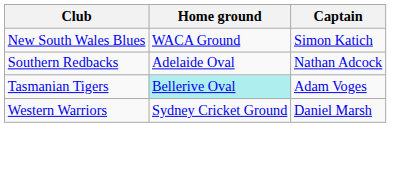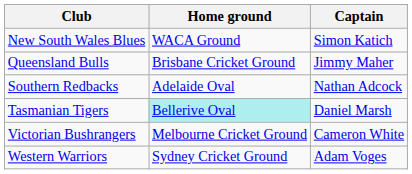+ row: (58, 63)
(330, 87) Adam Voges -> (353, 110) Daniel Marsh
+ row: (72, 134)
(333, 110) Daniel Marsh -> (350, 157) Adam Voges
